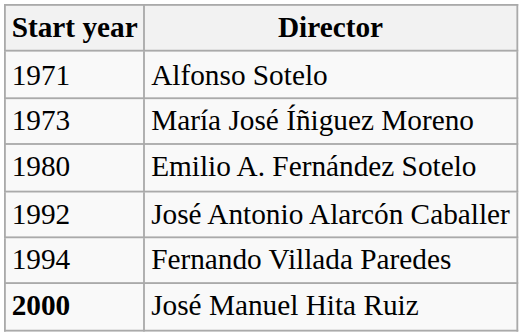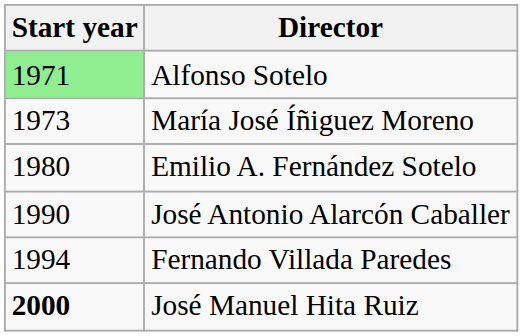(41, 74) no background -> (41, 74) lightgreen background
(41, 213) 1992 -> (41, 213) 1990
